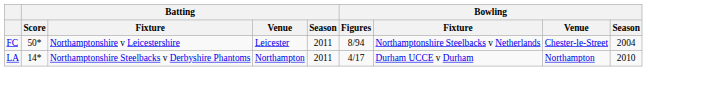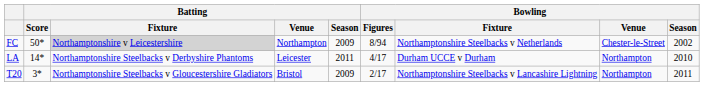(115, 43) no background -> (117, 43) lightgrey background
(272, 43) Leicester -> (302, 43) Northampton
(323, 43) 2011 -> (345, 43) 2009
(626, 43) 2004 -> (683, 43) 2002
(280, 58) Northampton -> (294, 58) Leicester
+ row: (14, 74)
